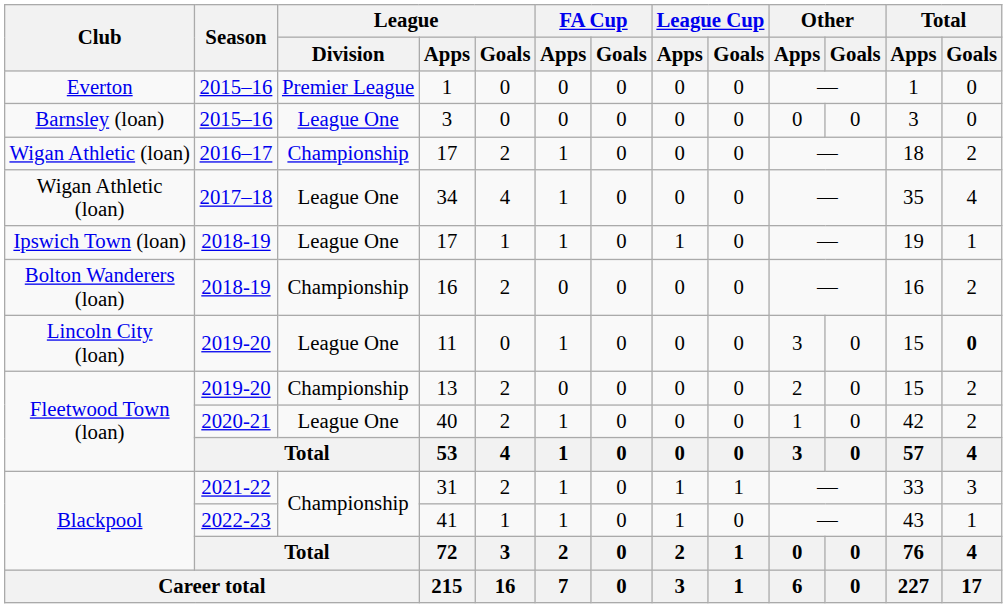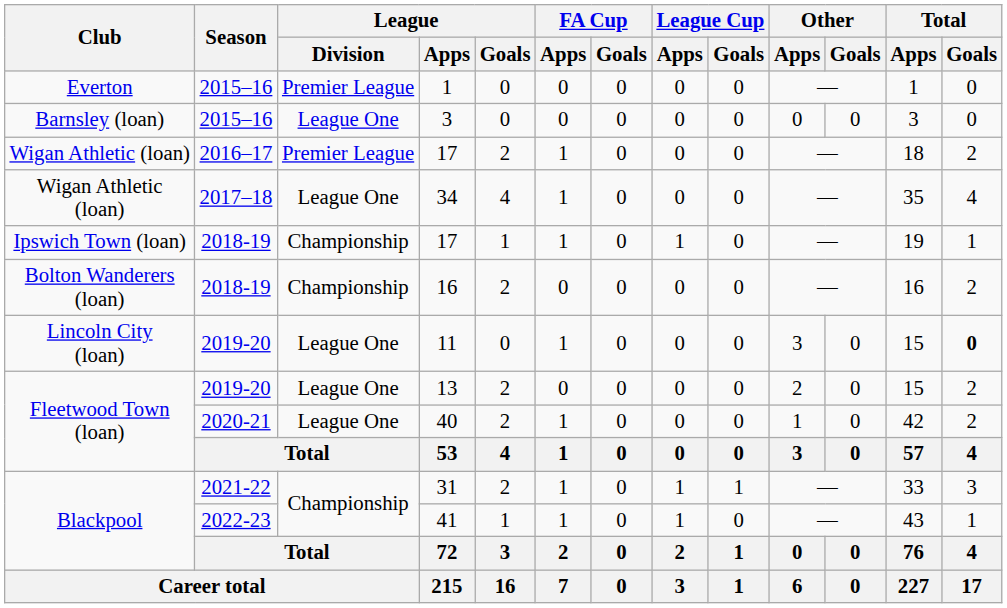(348, 152) Championship -> (348, 152) Premier League
(348, 242) League One -> (348, 242) Championship
(348, 388) Championship -> (348, 388) League One
